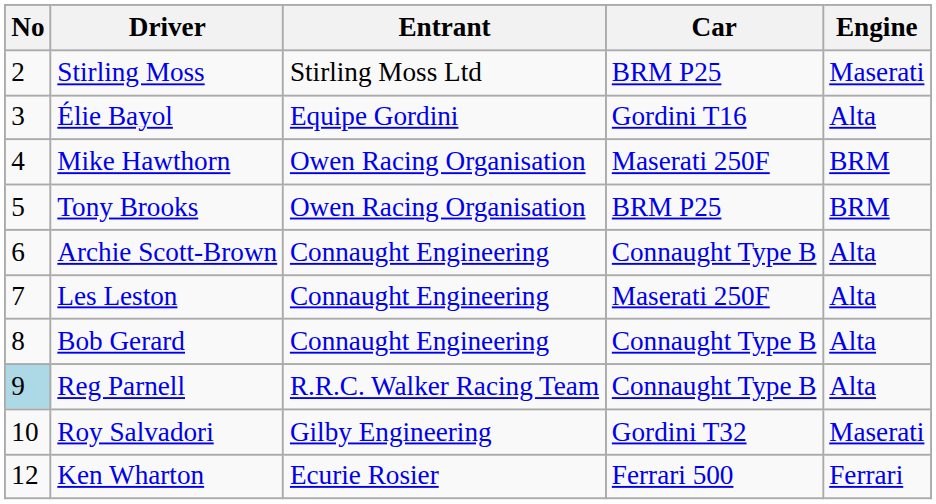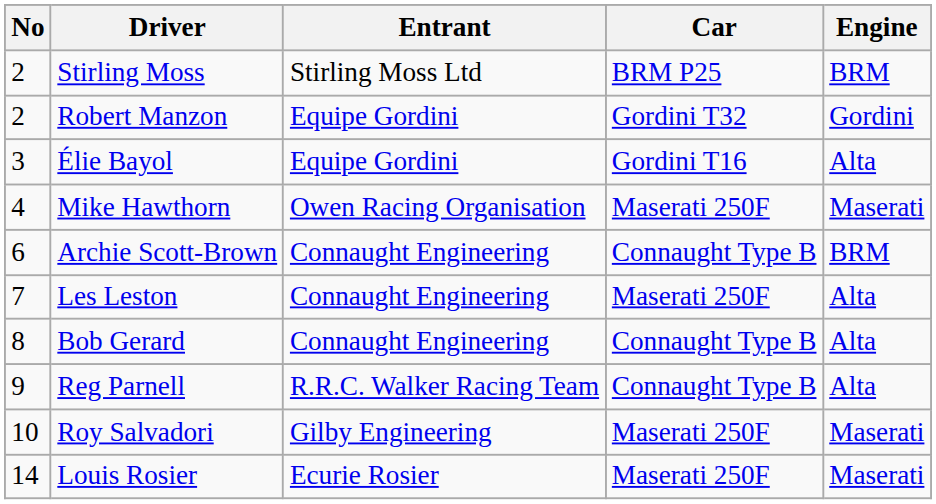(877, 72) Maserati -> (859, 72) BRM
+ row: (142, 117)
(859, 161) BRM -> (877, 206) Maserati
- row: (128, 206)
(853, 251) Alta -> (859, 251) BRM
(18, 386) lightblue background -> (18, 386) no background
(679, 431) Gordini T32 -> (691, 431) Maserati 250F
- row: (131, 476)
+ row: (127, 476)
